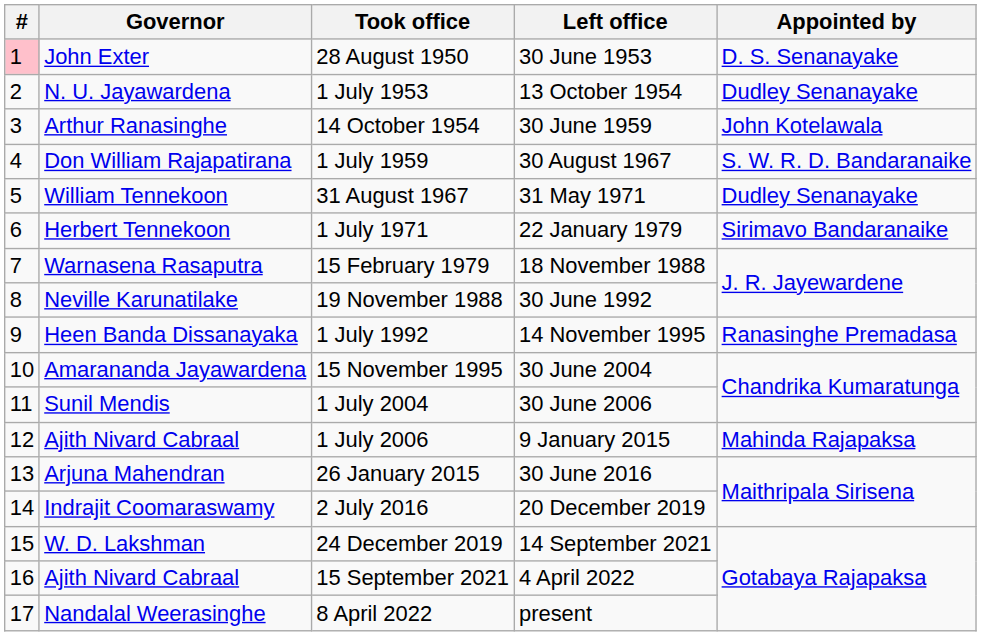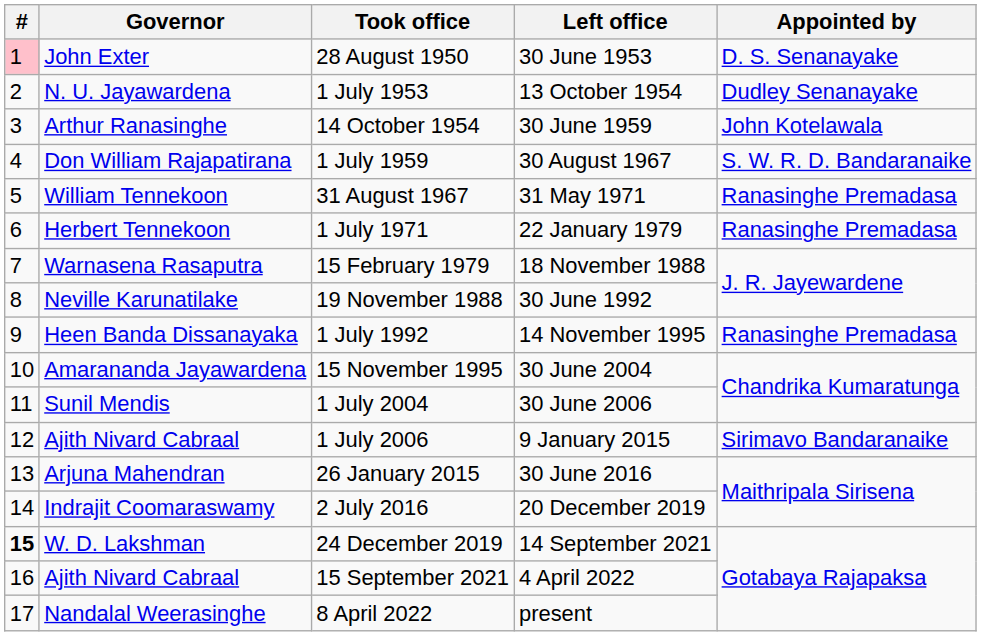(820, 195) Dudley Senanayake -> (839, 195) Ranasinghe Premadasa
(835, 230) Sirimavo Bandaranaike -> (839, 230) Ranasinghe Premadasa
(818, 439) Mahinda Rajapaksa -> (835, 439) Sirimavo Bandaranaike
(22, 543) normal -> (22, 543) bold
